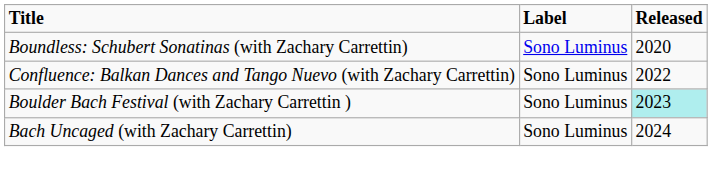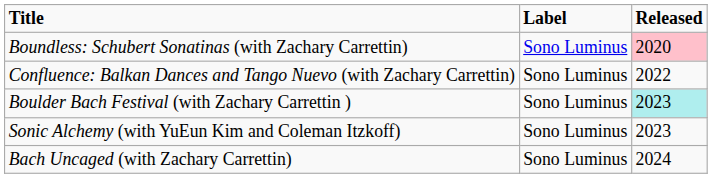(653, 46) no background -> (653, 46) pink background
+ row: (205, 131)
